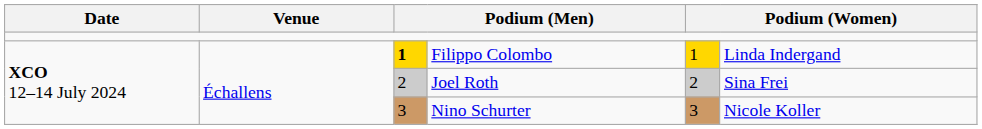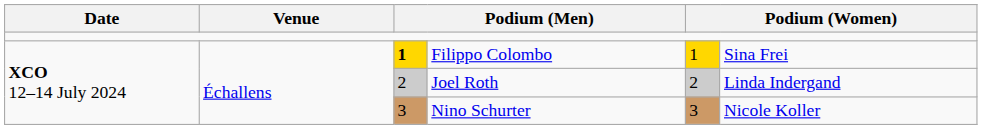(782, 54) Linda Indergand -> (756, 54) Sina Frei
(756, 82) Sina Frei -> (782, 82) Linda Indergand
